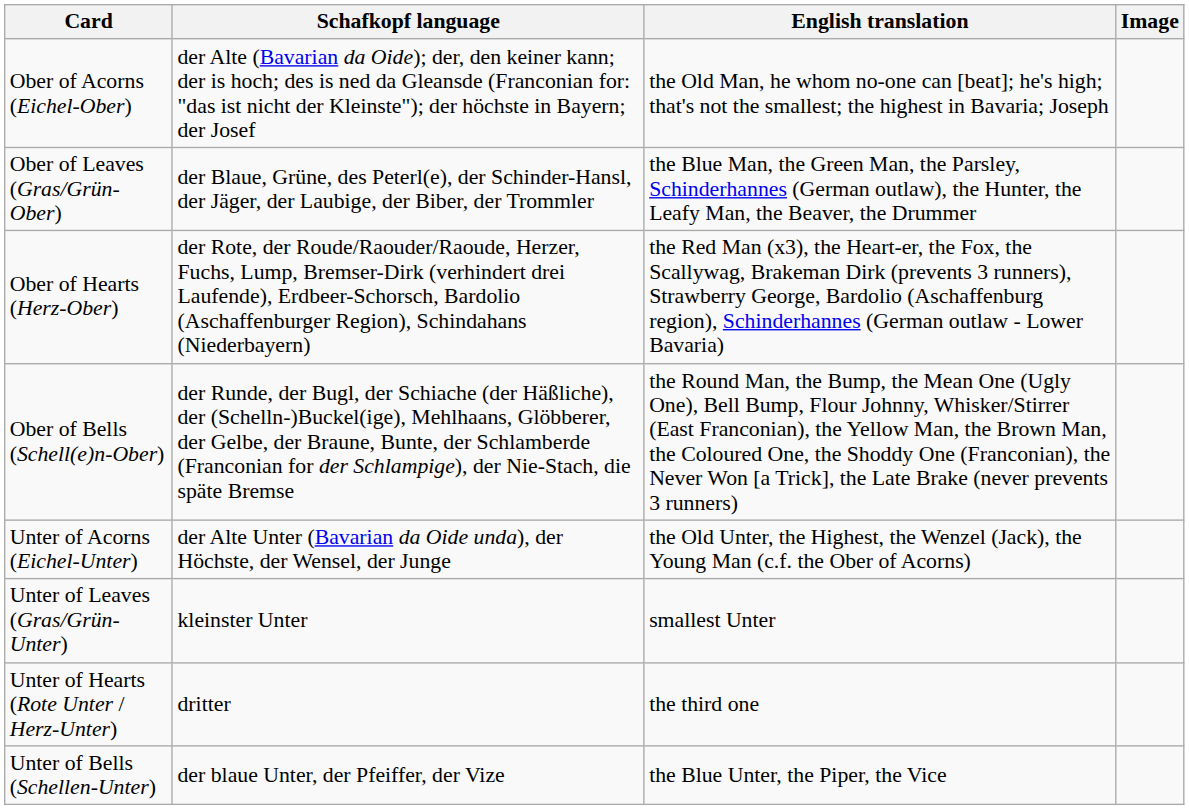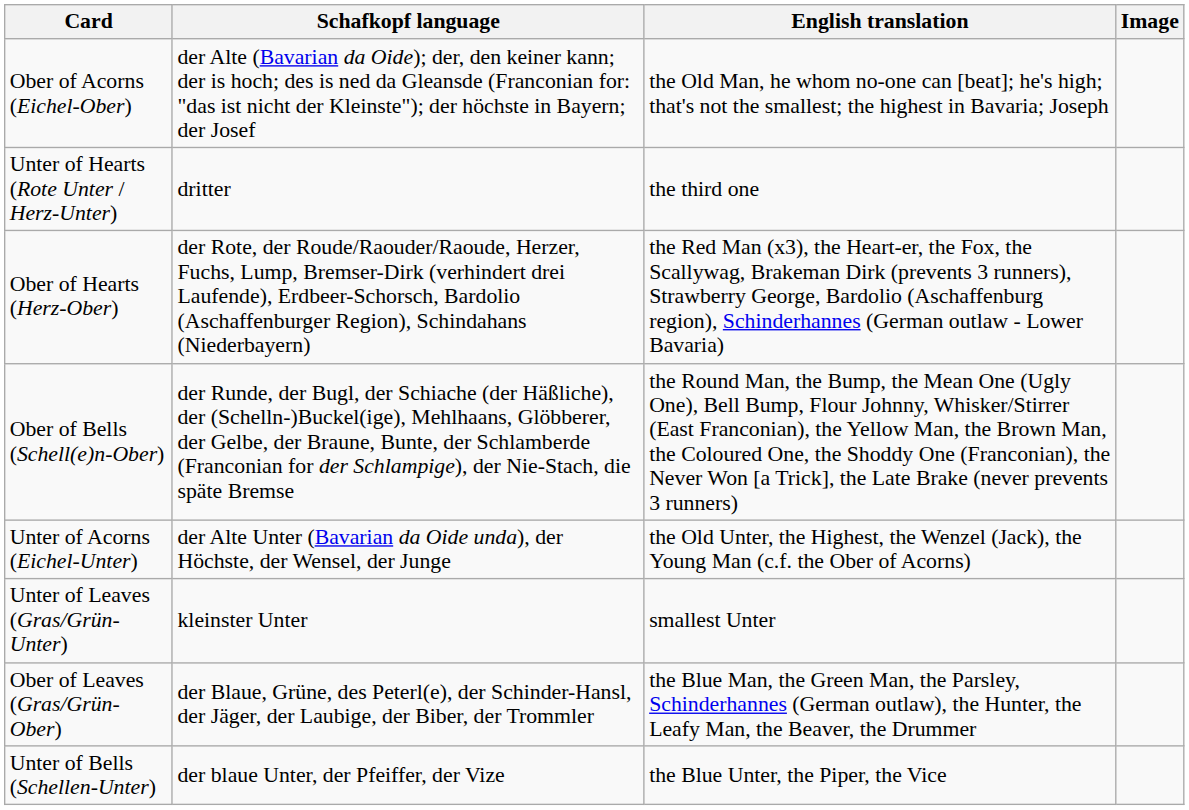rows swapped: (77, 188) <-> (77, 703)
